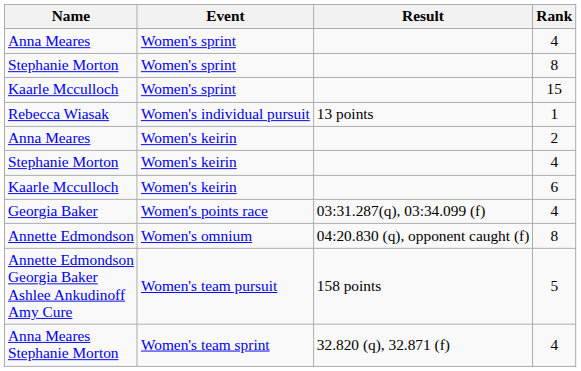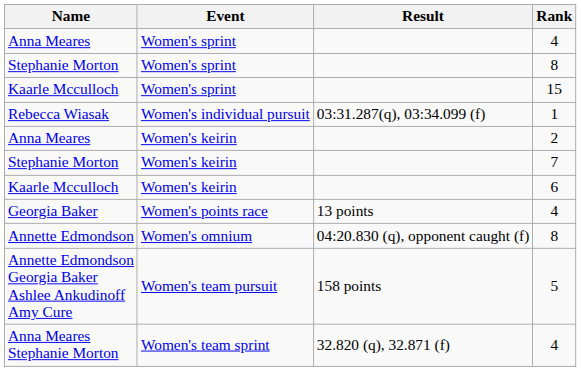(345, 114) 13 points -> (401, 114) 03:31.287(q), 03:34.099 (f)
(554, 162) 4 -> (554, 162) 7
(401, 211) 03:31.287(q), 03:34.099 (f) -> (345, 211) 13 points
